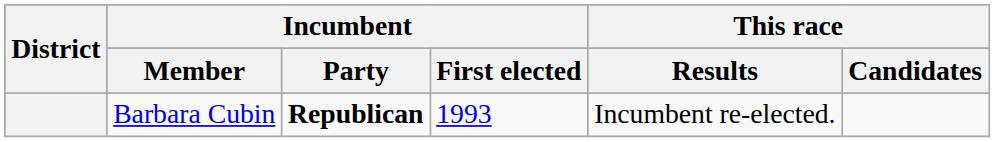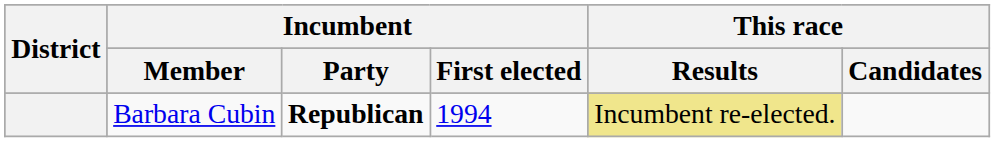(464, 114) 1993 -> (464, 114) 1994
(715, 114) no background -> (715, 114) khaki background
